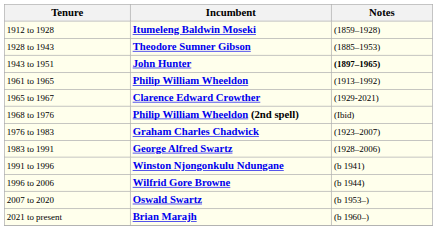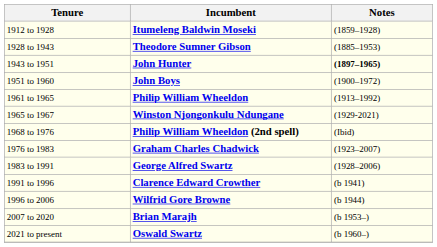+ row: (30, 81)
(196, 98) Clarence Edward Crowther -> (208, 115) Winston Njongonkulu Ndungane
(208, 166) Winston Njongonkulu Ndungane -> (196, 183) Clarence Edward Crowther
(167, 200) Oswald Swartz -> (165, 217) Brian Marajh
(165, 217) Brian Marajh -> (167, 234) Oswald Swartz
